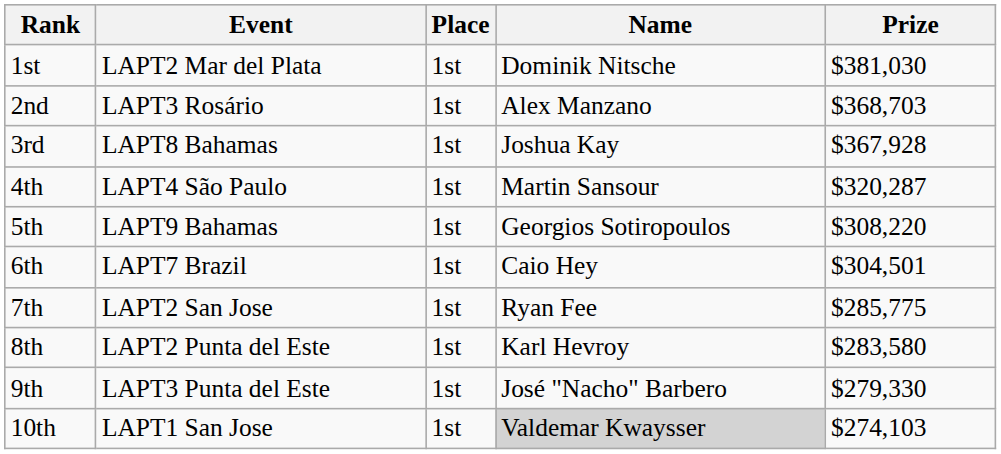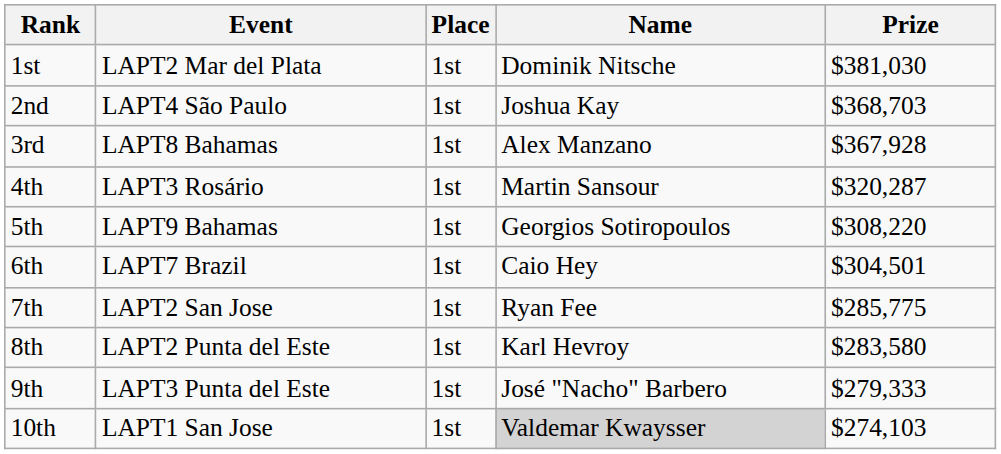(183, 105) LAPT3 Rosário -> (194, 105) LAPT4 São Paulo
(576, 105) Alex Manzano -> (560, 105) Joshua Kay
(560, 145) Joshua Kay -> (576, 145) Alex Manzano
(194, 186) LAPT4 São Paulo -> (183, 186) LAPT3 Rosário
(879, 387) $279,330 -> (879, 387) $279,333
